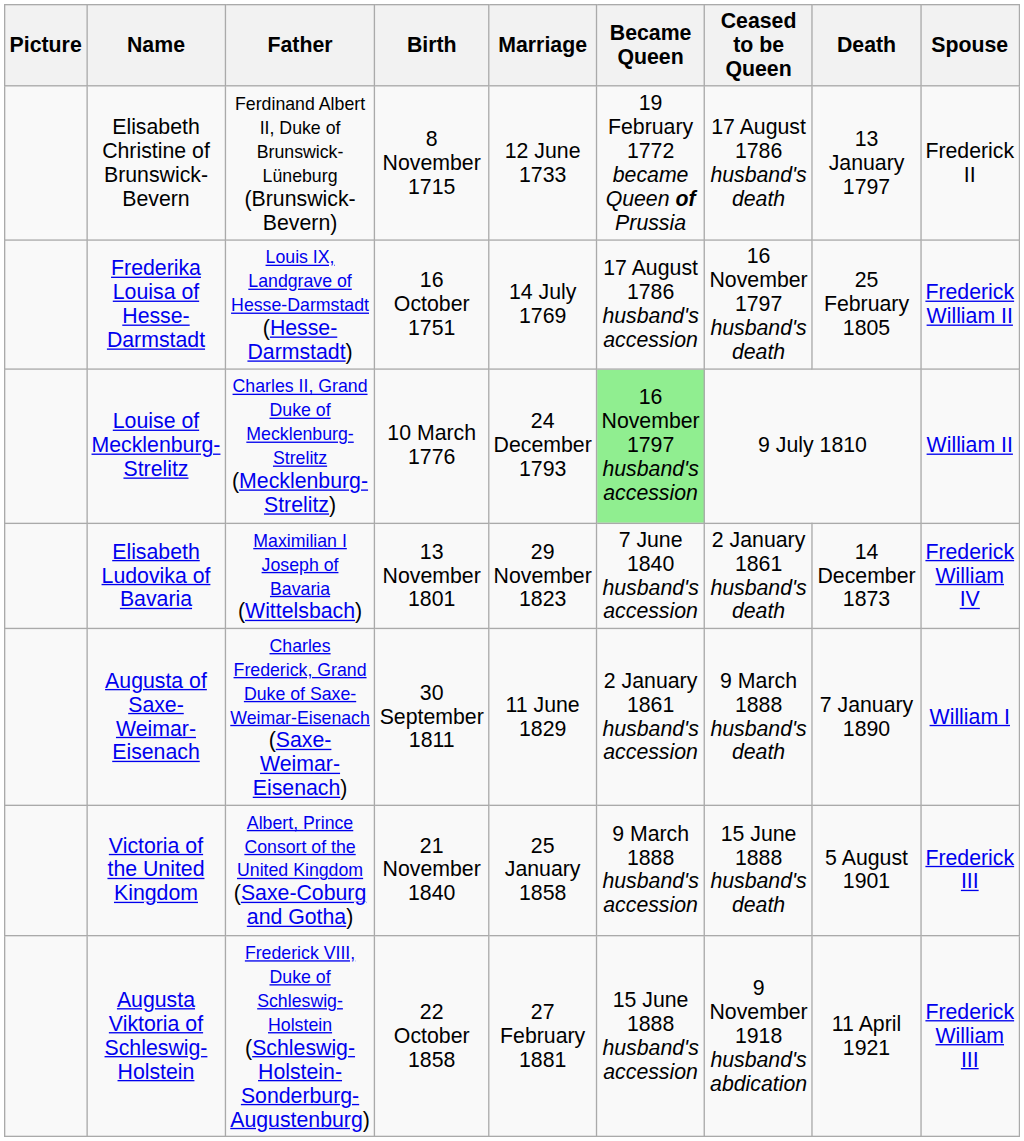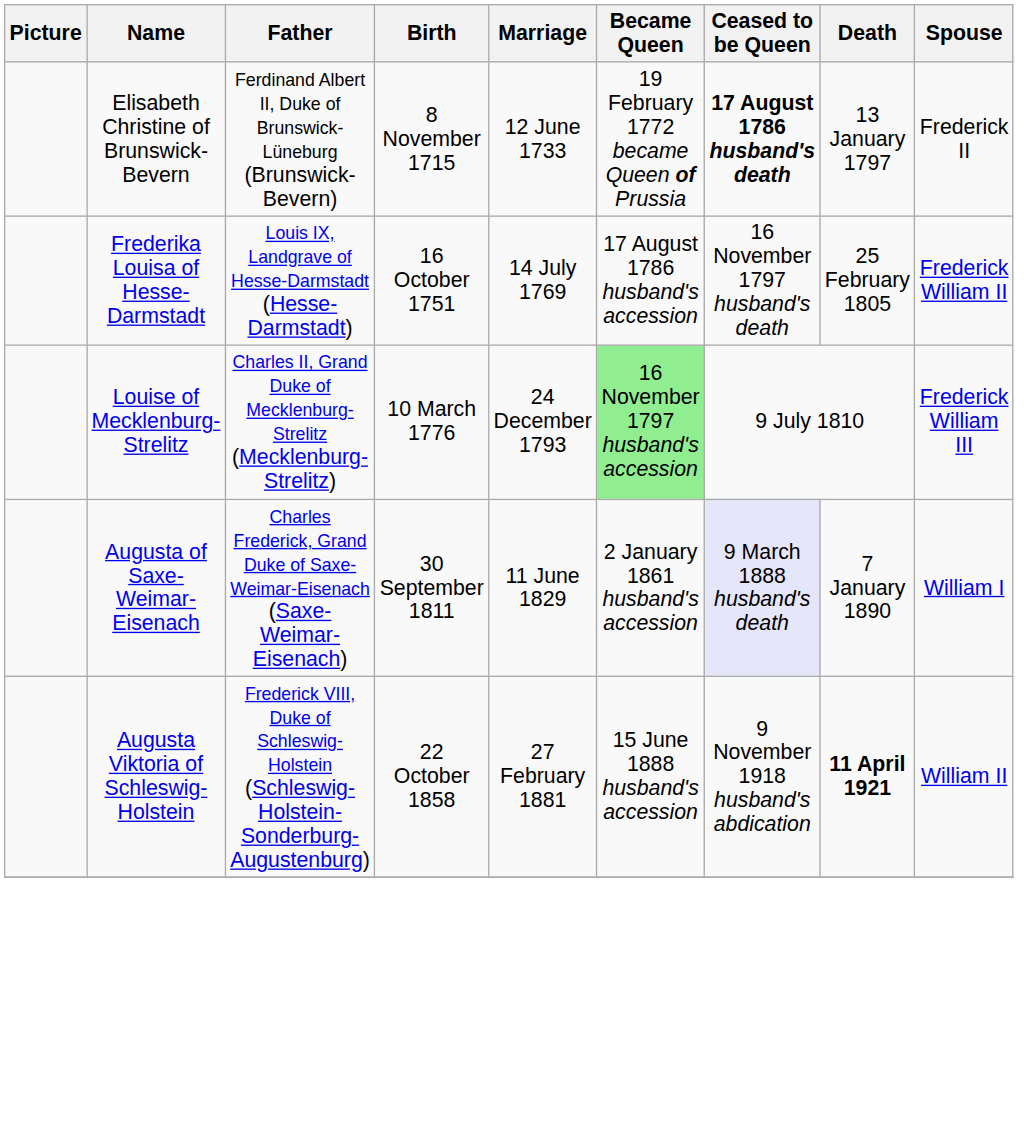(759, 162) normal -> (762, 138) bold
(970, 445) William II -> (964, 421) Frederick William III
- row: (156, 575)
(759, 716) no background -> (762, 587) lavender background
- row: (156, 870)
(867, 1035) normal -> (867, 776) bold
(970, 1035) Frederick William III -> (964, 776) William II
